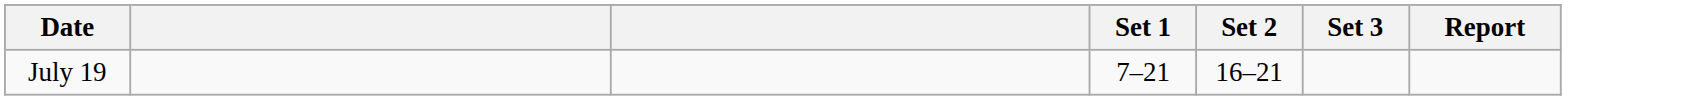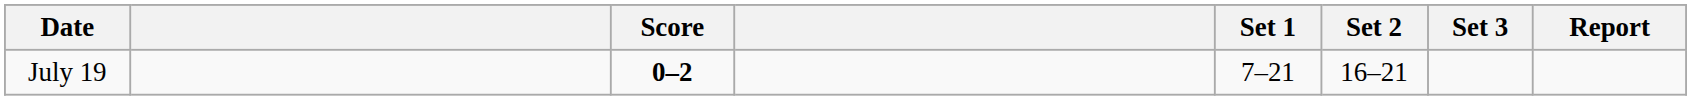+ column: (672, 27)
